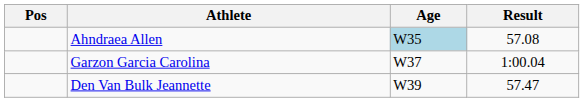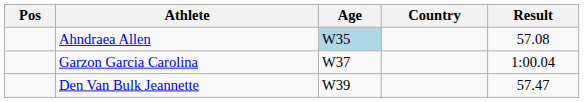+ column: (434, 16)
